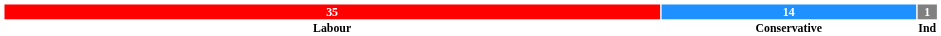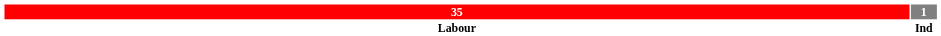- column: (789, 12)
